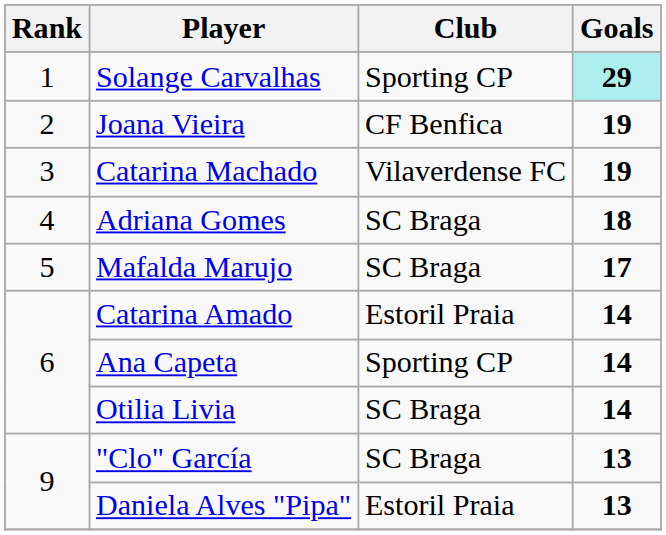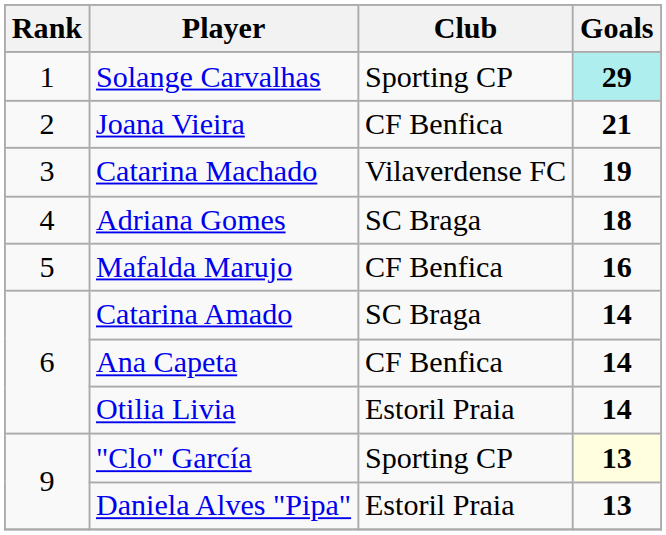(617, 123) 19 -> (617, 123) 21
(423, 266) SC Braga -> (434, 266) CF Benfica
(617, 266) 17 -> (617, 266) 16
(440, 314) Estoril Praia -> (423, 314) SC Braga
(439, 362) Sporting CP -> (434, 362) CF Benfica
(423, 409) SC Braga -> (440, 409) Estoril Praia
(423, 457) SC Braga -> (439, 457) Sporting CP
(617, 457) no background -> (617, 457) lightyellow background
